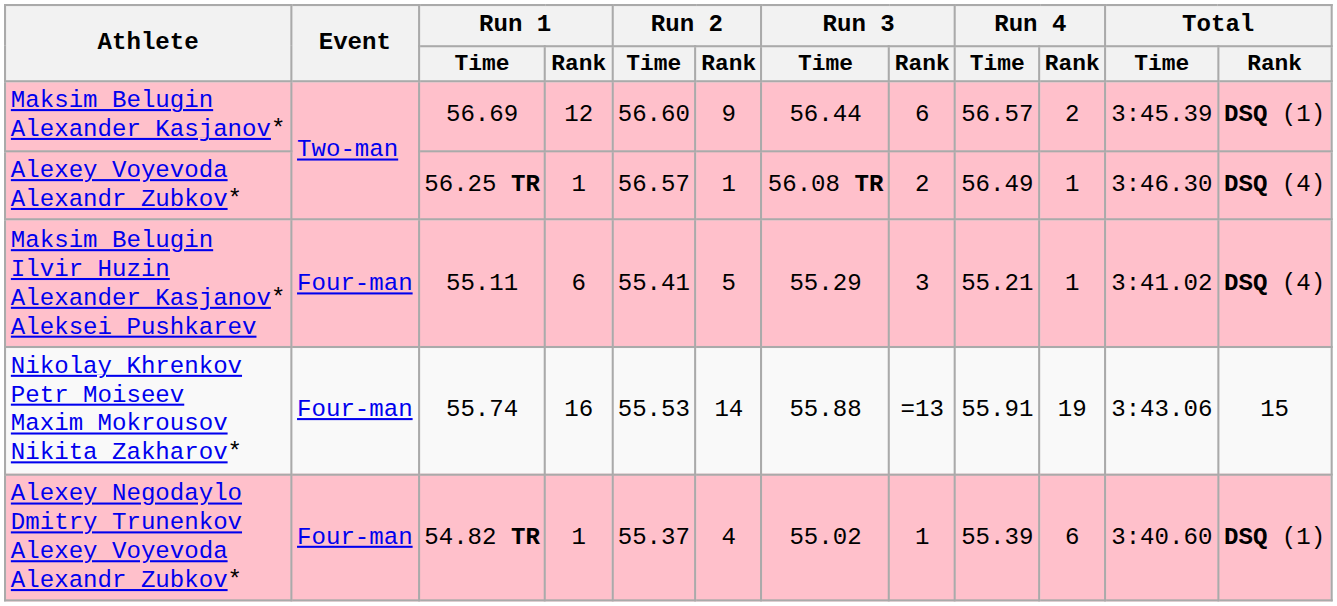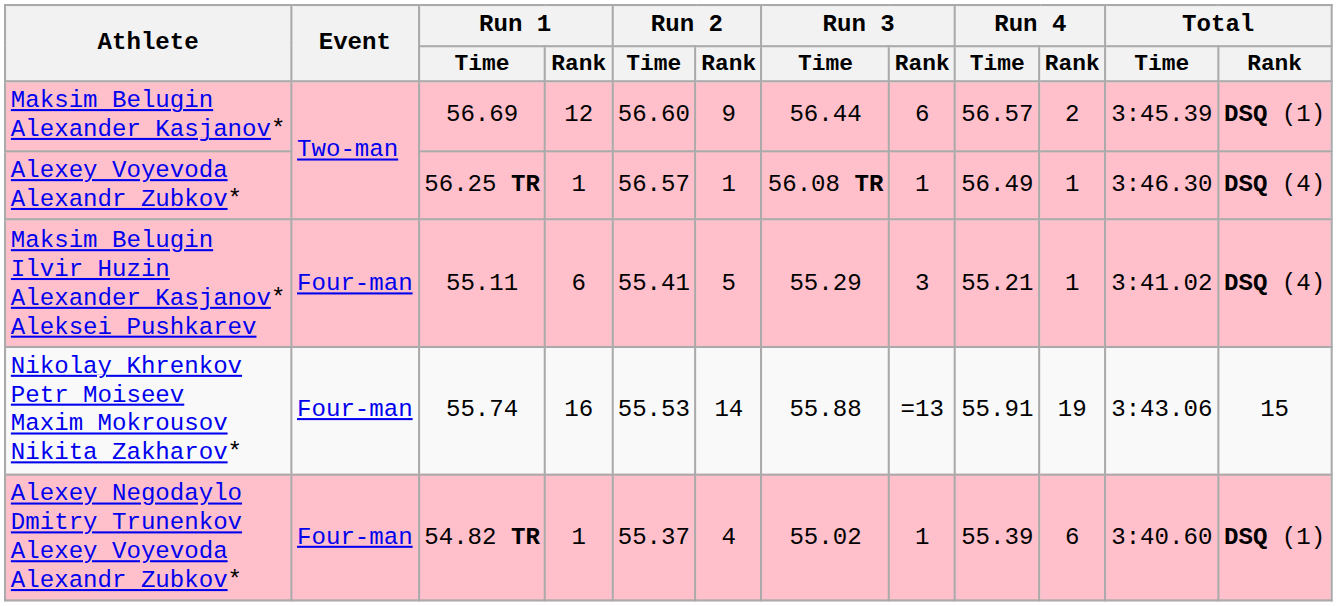(922, 185) 2 -> (922, 185) 1
